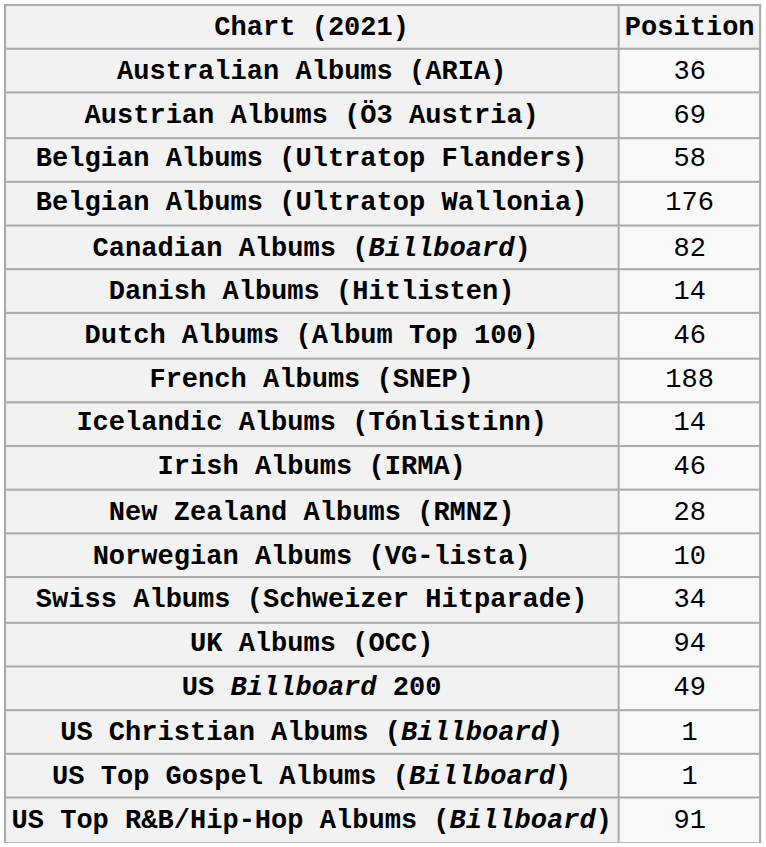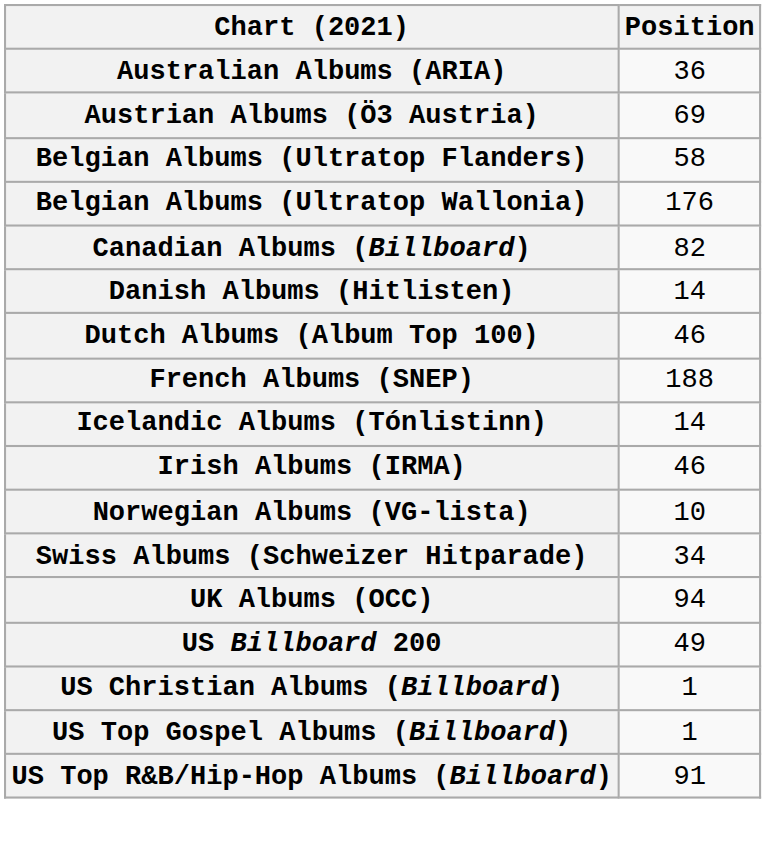- row: (312, 512)
